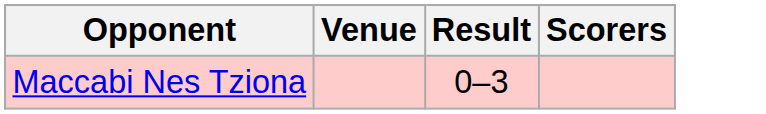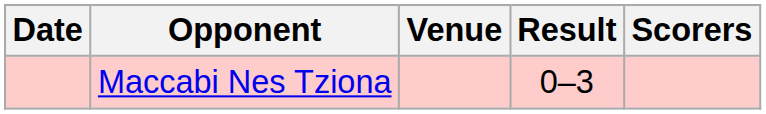+ column: (48, 30)
